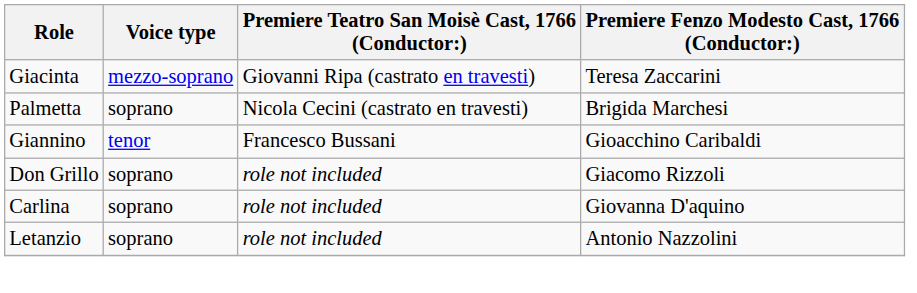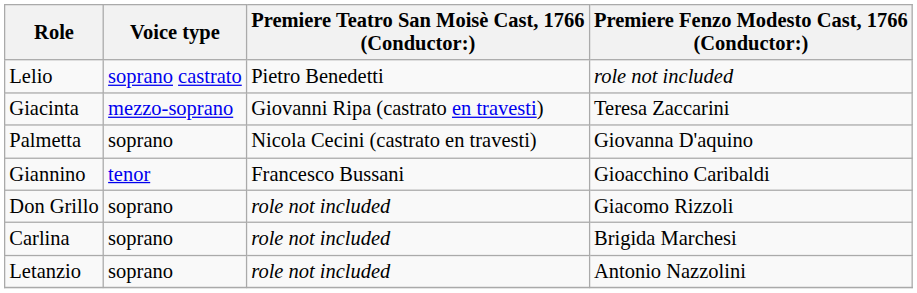+ row: (31, 76)
(657, 108) Brigida Marchesi -> (673, 141) Giovanna D'aquino
(665, 206) Giovanna D'aquino -> (665, 238) Brigida Marchesi
